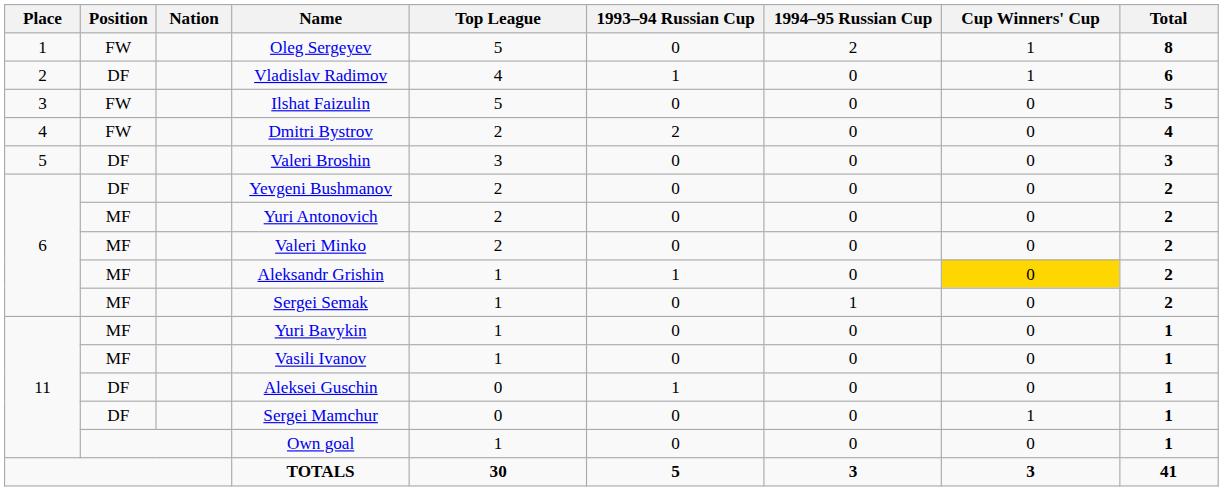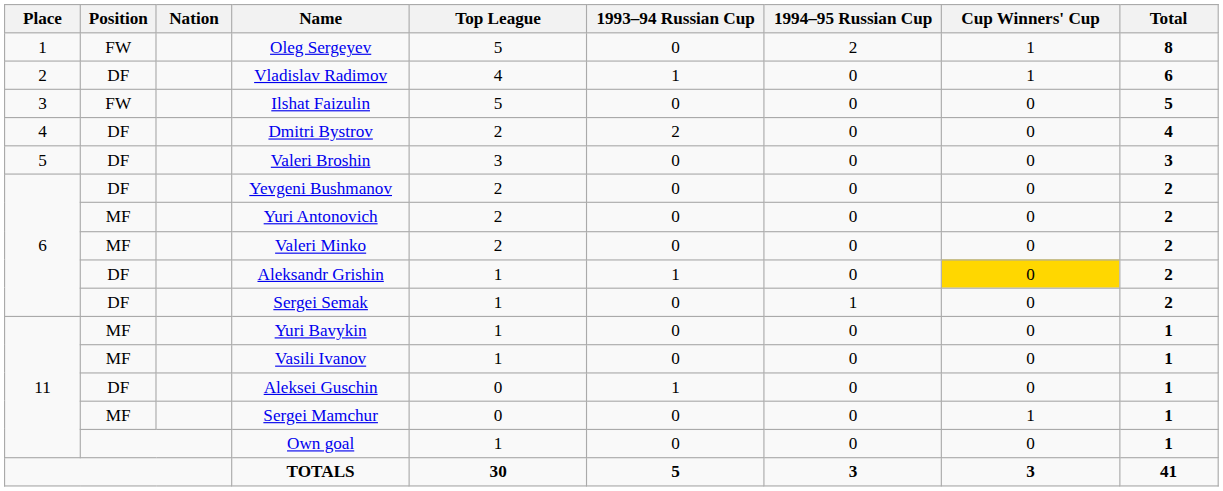(118, 132) FW -> (118, 132) DF
(118, 273) MF -> (118, 273) DF
(118, 302) MF -> (118, 302) DF
(118, 415) DF -> (118, 415) MF
